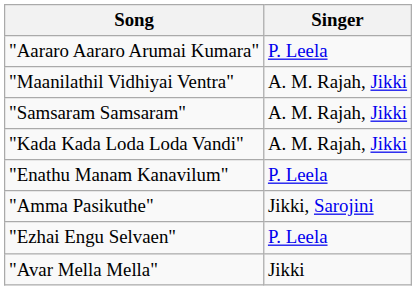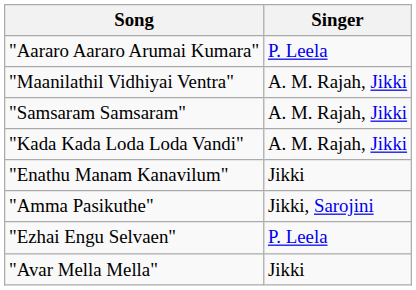(298, 175) P. Leela -> (286, 175) Jikki
